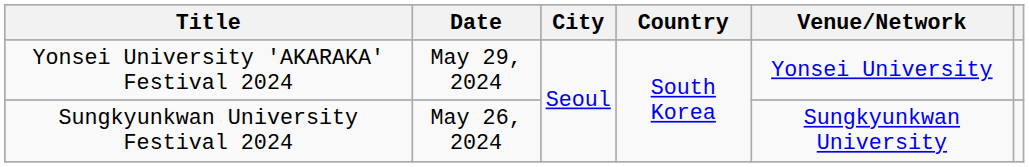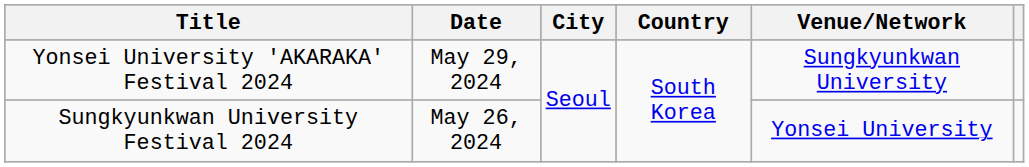(882, 70) Yonsei University -> (882, 70) Sungkyunkwan University
(882, 131) Sungkyunkwan University -> (882, 131) Yonsei University
